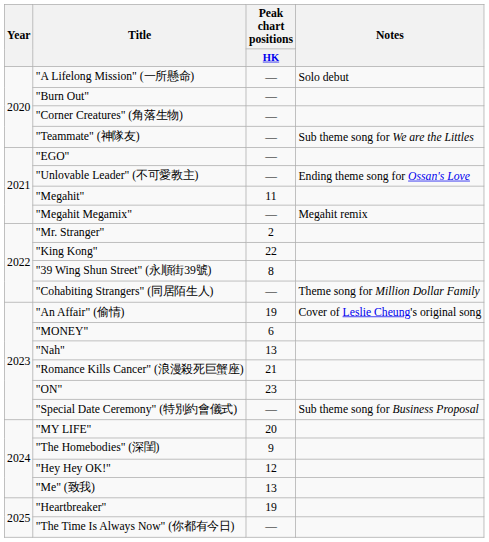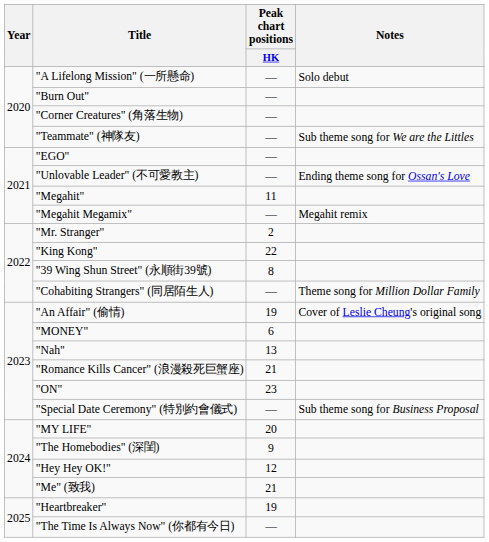(271, 487) 13 -> (271, 487) 21
